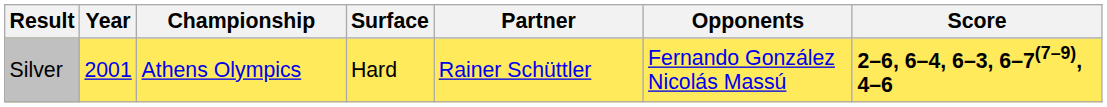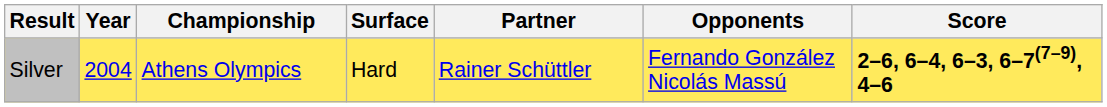(108, 69) 2001 -> (108, 69) 2004
